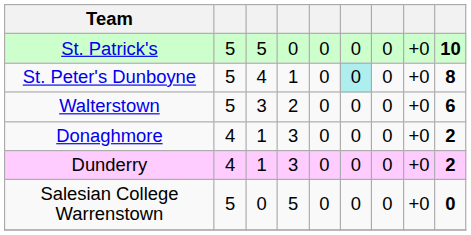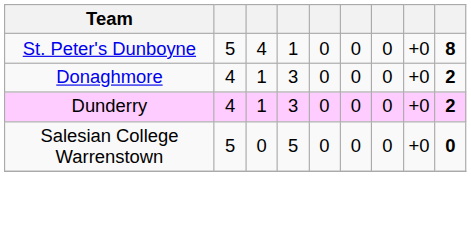- row: (109, 48)
(356, 77) paleturquoise background -> (356, 48) no background
- row: (109, 106)
